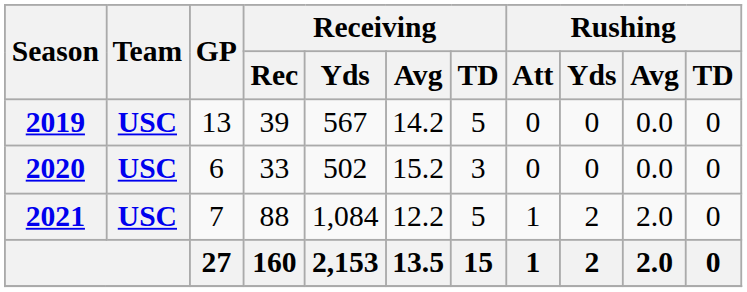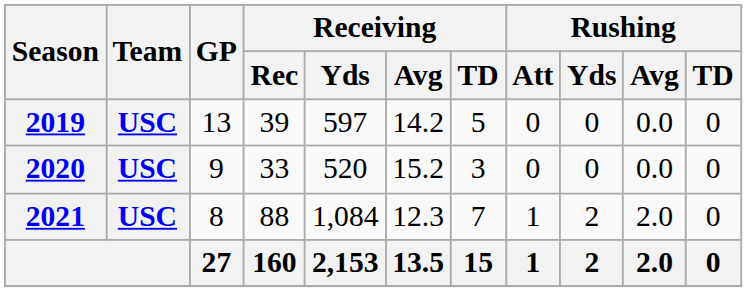(345, 121) 567 -> (345, 121) 597
(216, 168) 6 -> (216, 168) 9
(345, 168) 502 -> (345, 168) 520
(216, 215) 7 -> (216, 215) 8
(418, 215) 12.2 -> (418, 215) 12.3
(478, 215) 5 -> (478, 215) 7
